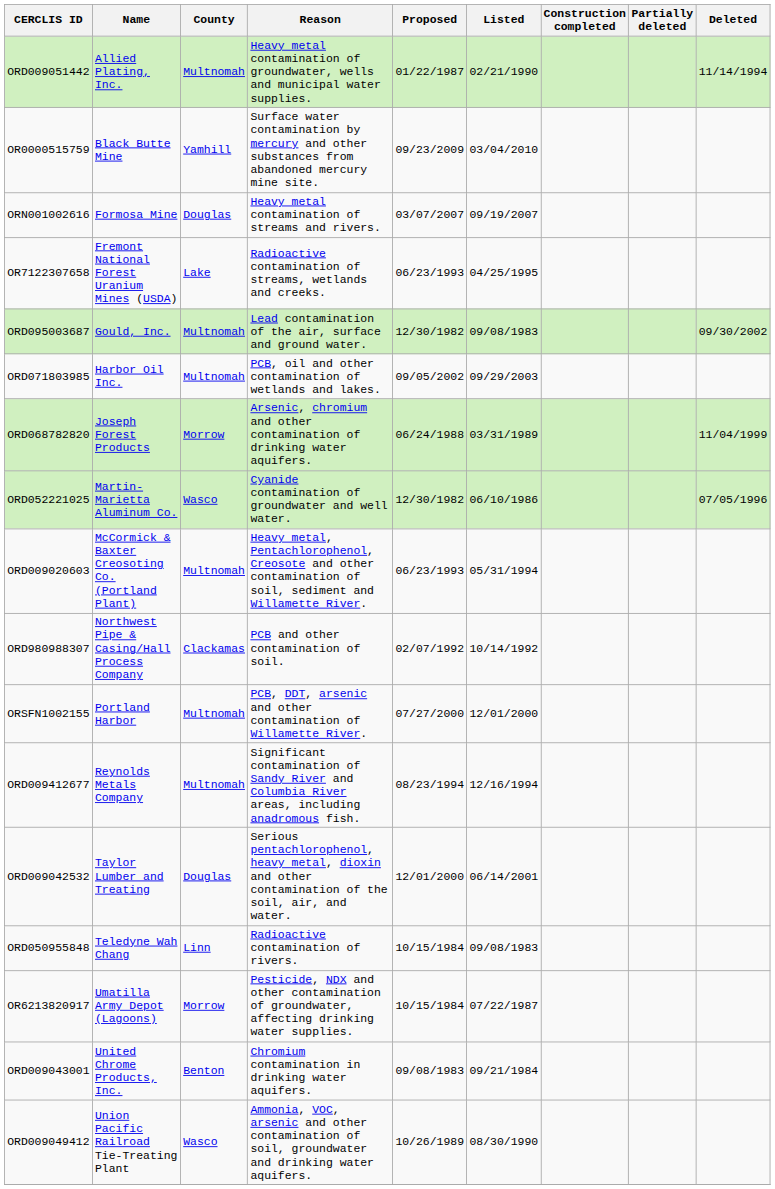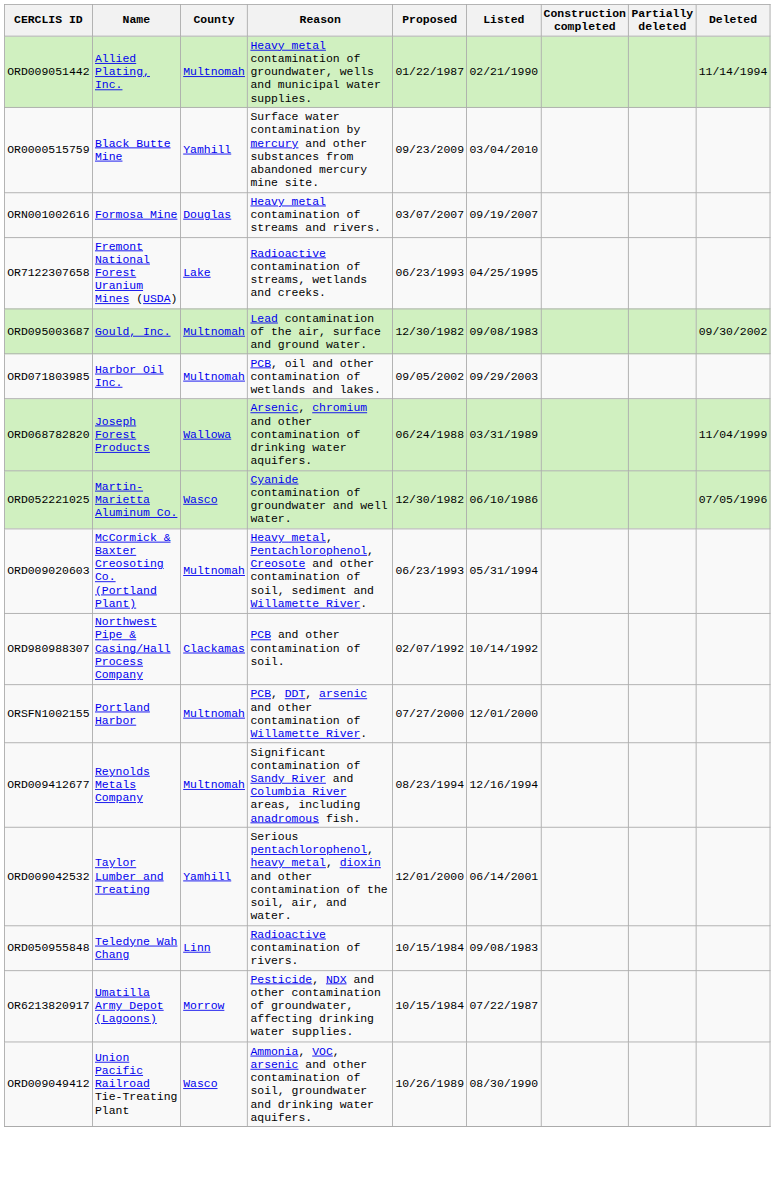(204, 435) Morrow -> (207, 435) Wallowa
(207, 877) Douglas -> (207, 877) Yamhill
- row: (48, 1071)
